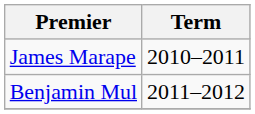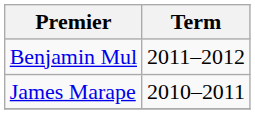rows swapped: (73, 56) <-> (73, 91)
